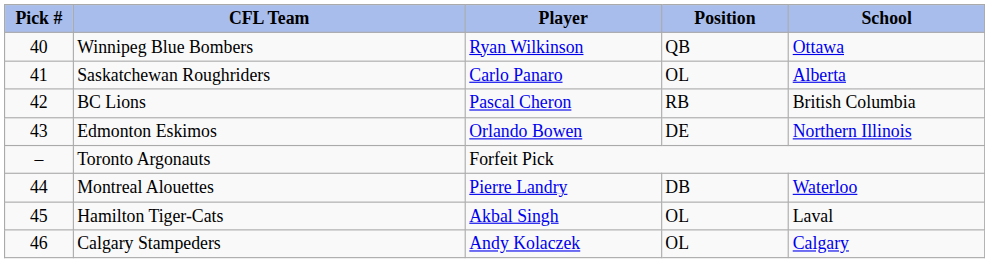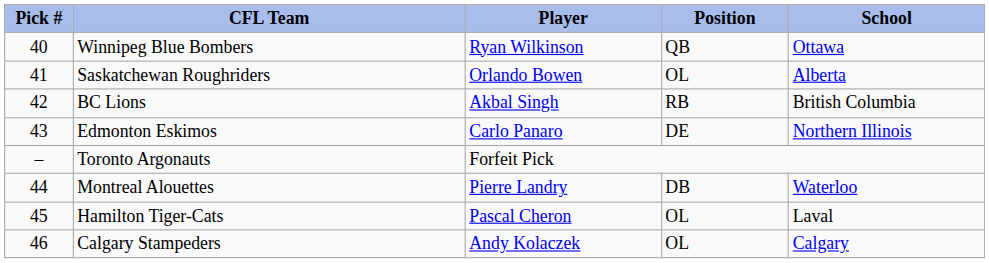(516, 74) Carlo Panaro -> (526, 74) Orlando Bowen
(520, 103) Pascal Cheron -> (514, 103) Akbal Singh
(526, 131) Orlando Bowen -> (516, 131) Carlo Panaro
(514, 215) Akbal Singh -> (520, 215) Pascal Cheron
